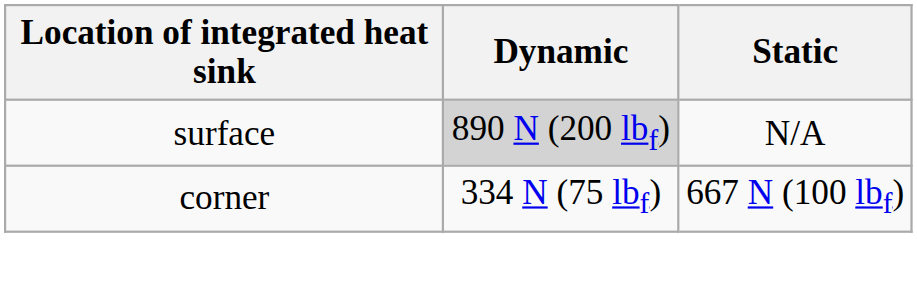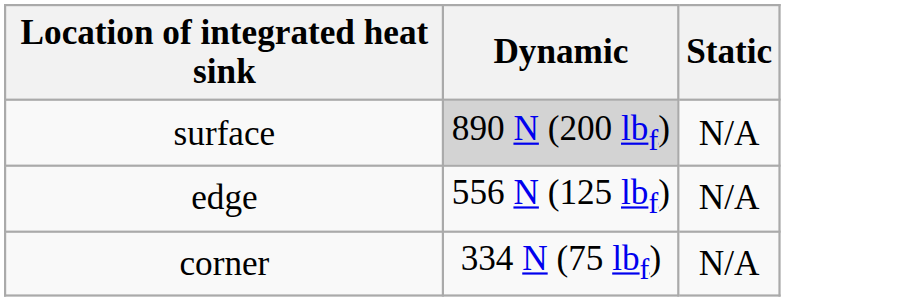+ row: (224, 197)
(795, 197) 667 N (100 lbf) -> (729, 262) N/A
